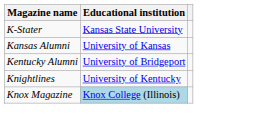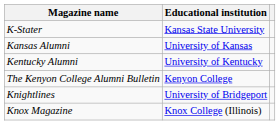(134, 62) University of Bridgeport -> (214, 62) University of Kentucky
+ row: (83, 78)
(132, 78) University of Kentucky -> (216, 95) University of Bridgeport
(131, 95) lightblue background -> (213, 111) no background
